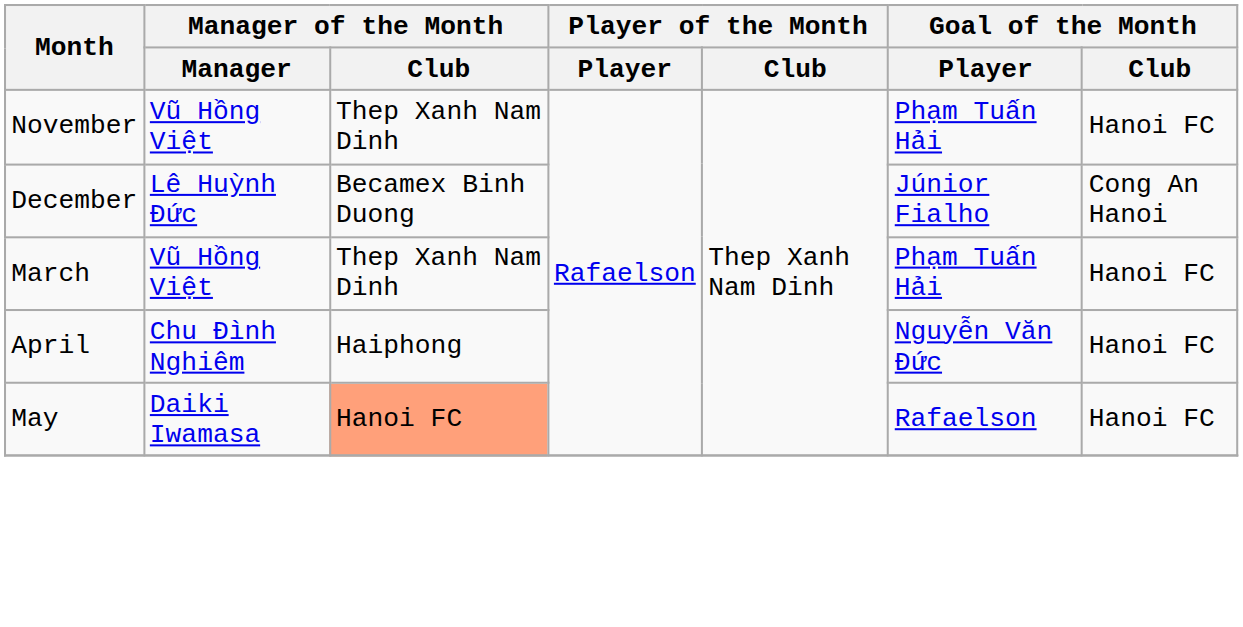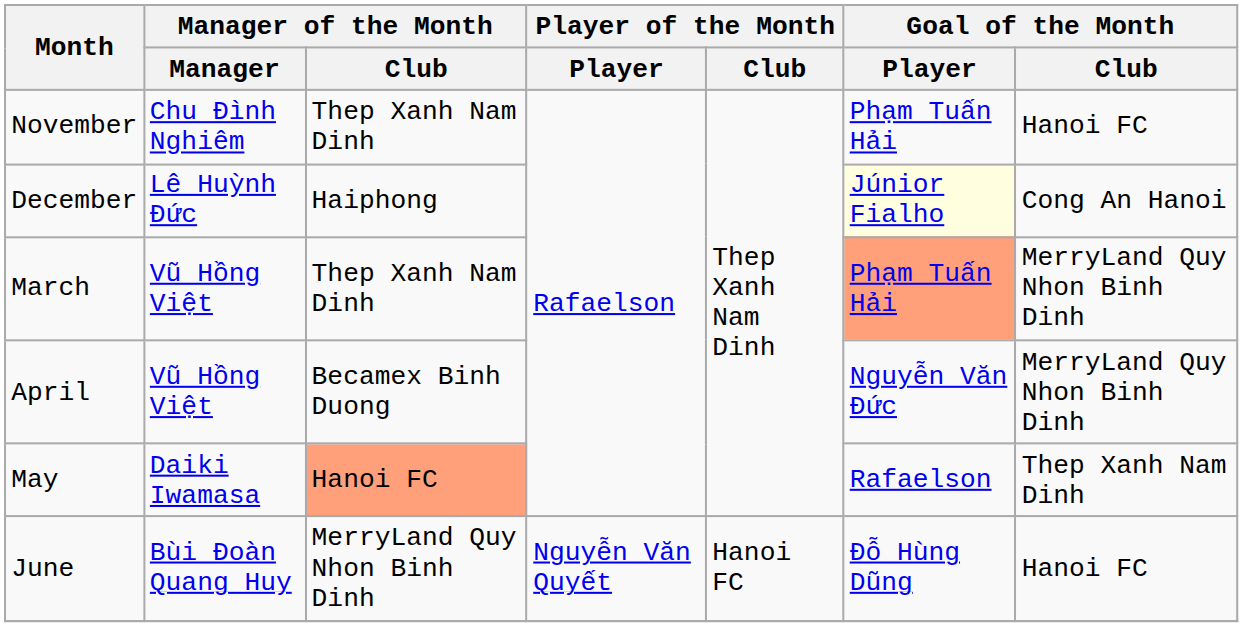(205, 127) Vũ Hồng Việt -> (213, 127) Chu Đình Nghiêm
(431, 200) Becamex Binh Duong -> (375, 200) Haiphong
(942, 200) no background -> (897, 200) lightyellow background
(966, 273) no background -> (921, 289) lightsalmon background
(1152, 273) Hanoi FC -> (1124, 289) MerryLand Quy Nhon Binh Dinh
(213, 346) Chu Đình Nghiêm -> (205, 392) Vũ Hồng Việt
(399, 346) Haiphong -> (406, 392) Becamex Binh Duong
(1152, 346) Hanoi FC -> (1124, 392) MerryLand Quy Nhon Binh Dinh
(1152, 420) Hanoi FC -> (1124, 480) Thep Xanh Nam Dinh
+ row: (43, 568)
